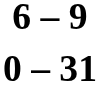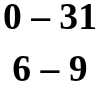rows swapped: (50, 16) <-> (50, 68)
